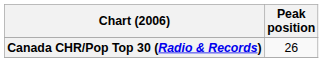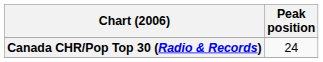(291, 47) 26 -> (291, 47) 24
